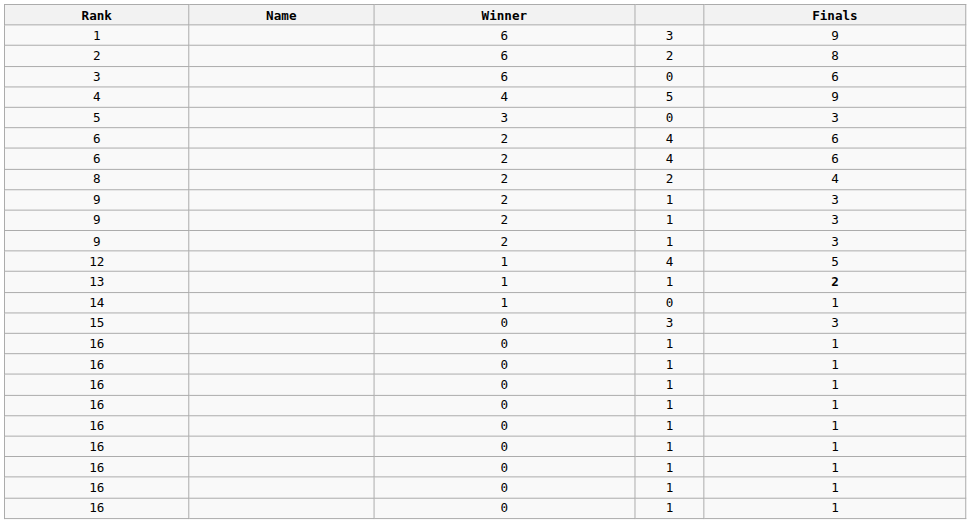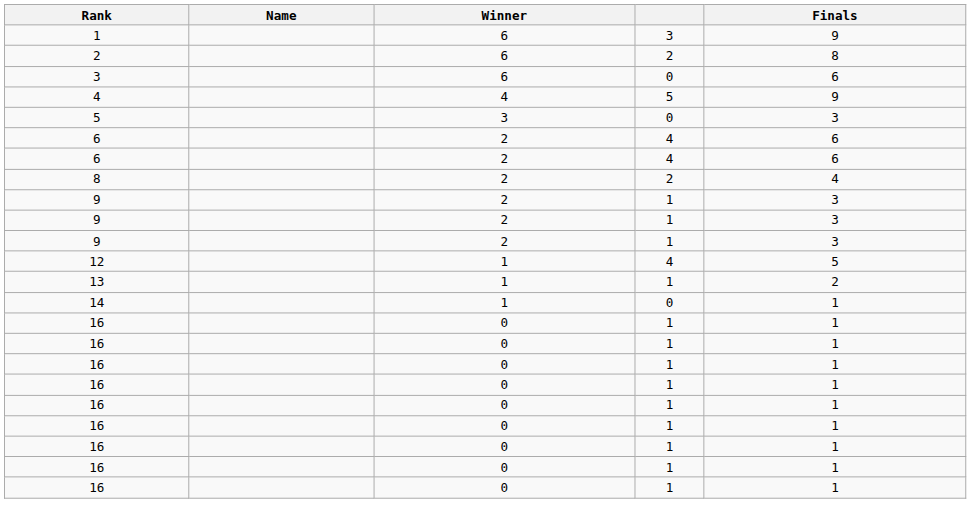(835, 282) bold -> (835, 282) normal
- row: (97, 323)
